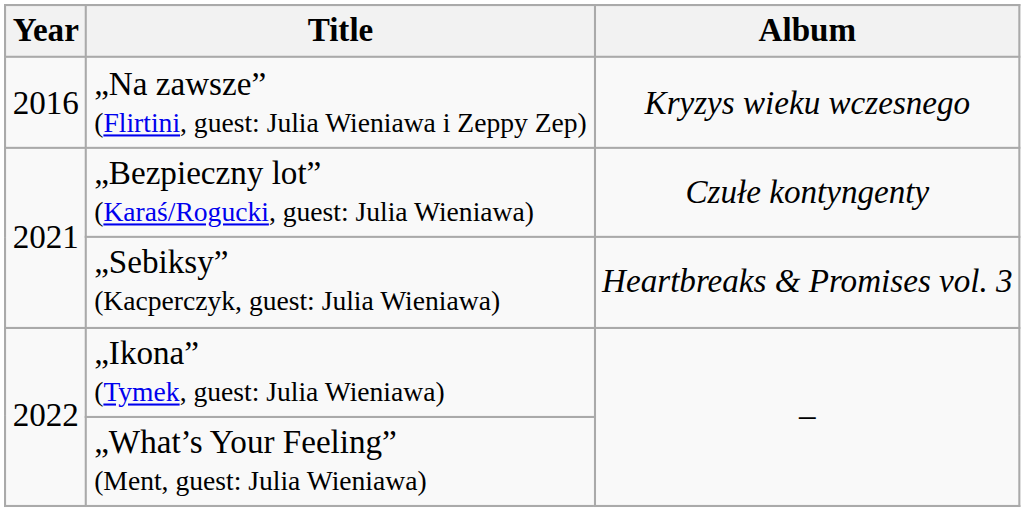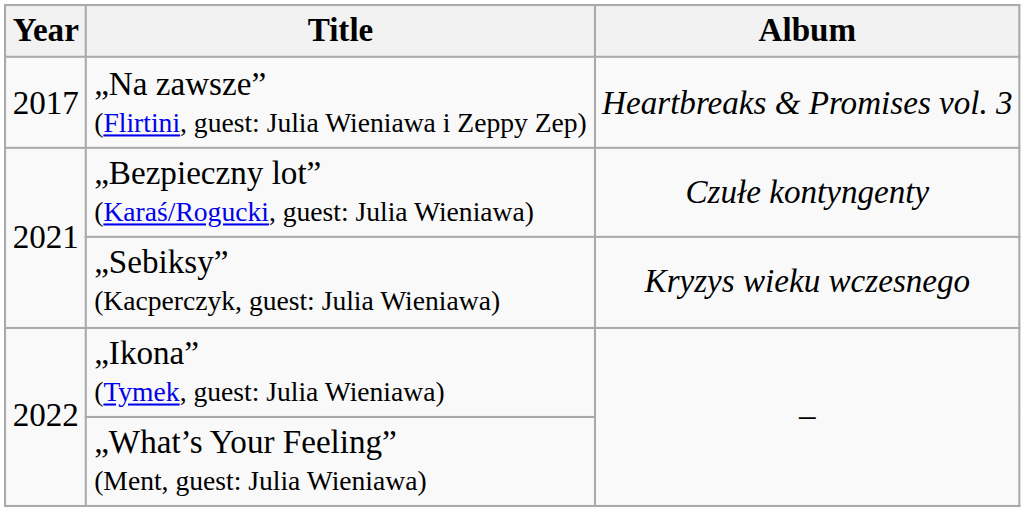(46, 101) 2016 -> (46, 101) 2017
(807, 101) Kryzys wieku wczesnego -> (807, 101) Heartbreaks & Promises vol. 3
(807, 281) Heartbreaks & Promises vol. 3 -> (807, 281) Kryzys wieku wczesnego
